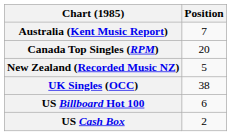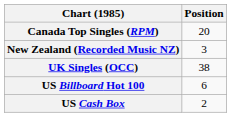- row: (93, 31)
(204, 67) 5 -> (204, 49) 3
